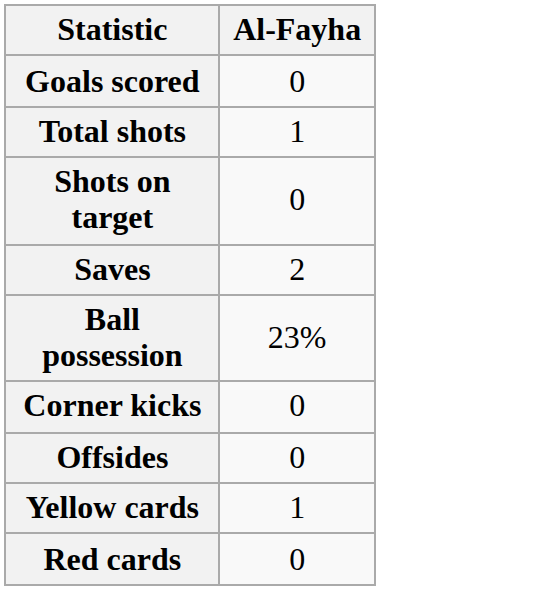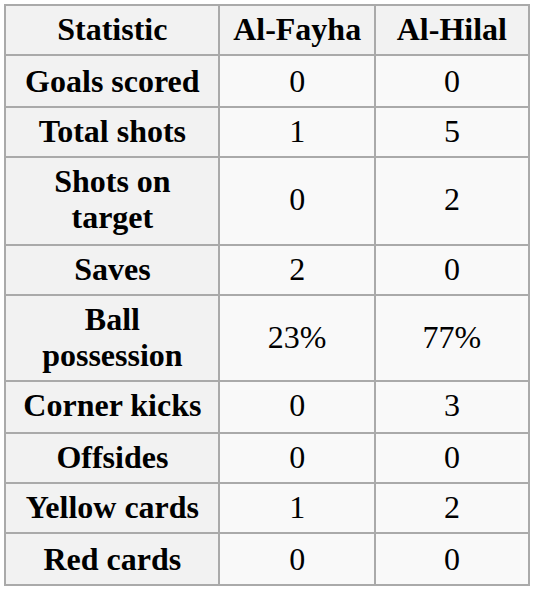+ column: (452, 29)
